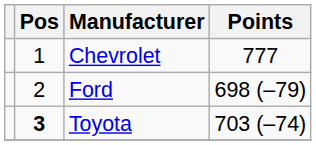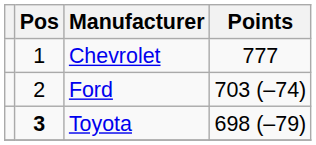(260, 90) 698 (–79) -> (260, 90) 703 (–74)
(260, 124) 703 (–74) -> (260, 124) 698 (–79)
